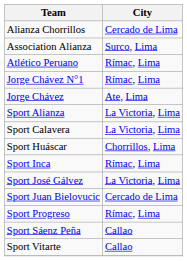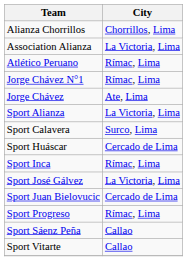(141, 29) Cercado de Lima -> (140, 29) Chorrillos, Lima
(131, 46) Surco, Lima -> (142, 46) La Victoria, Lima
(142, 130) La Victoria, Lima -> (131, 130) Surco, Lima
(140, 146) Chorrillos, Lima -> (141, 146) Cercado de Lima
